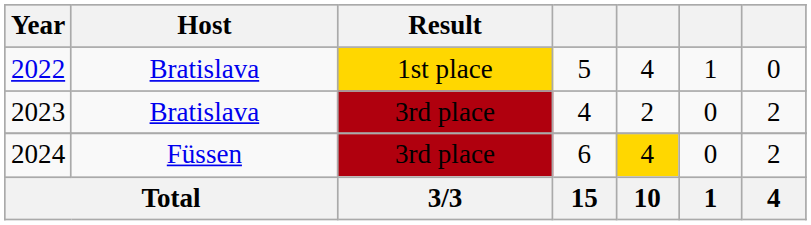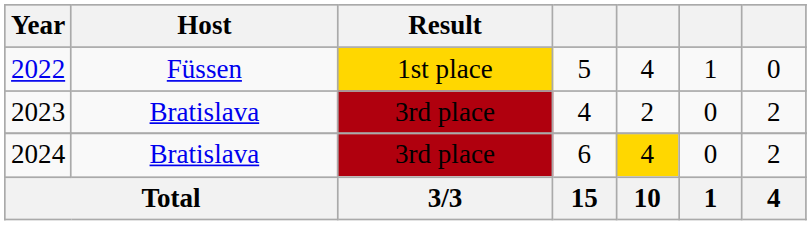(204, 68) Bratislava -> (204, 68) Füssen
(204, 154) Füssen -> (204, 154) Bratislava
